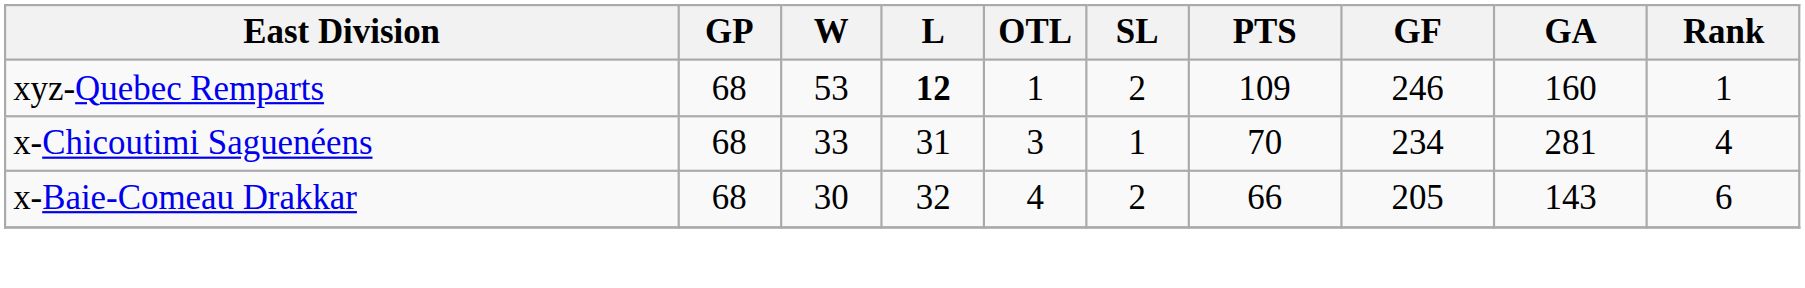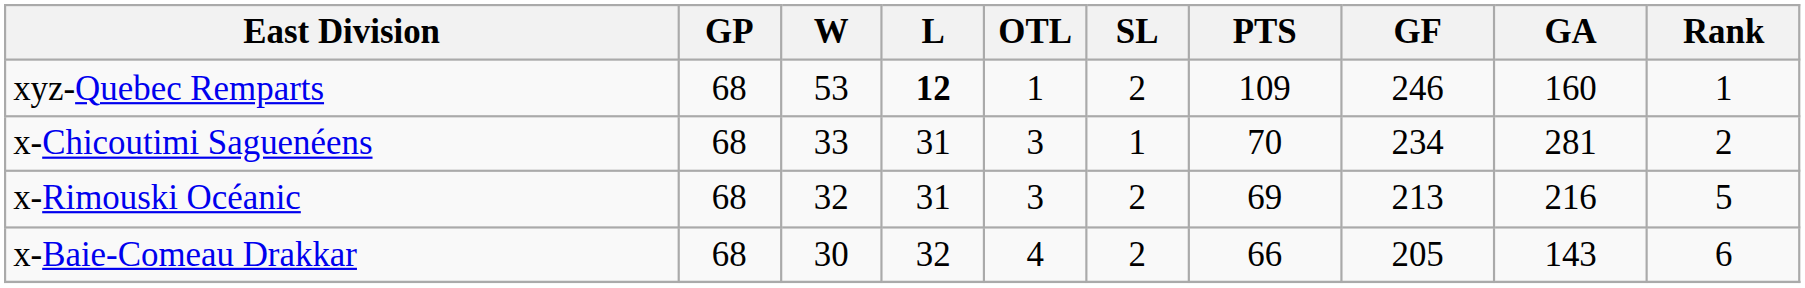(1724, 142) 4 -> (1724, 142) 2
+ row: (157, 198)
